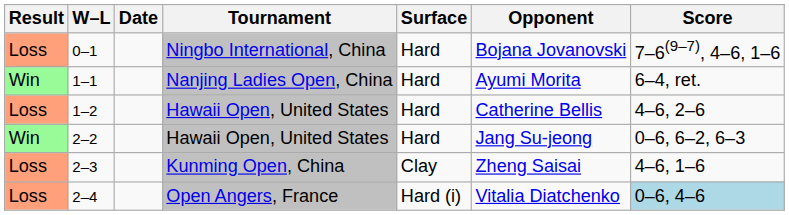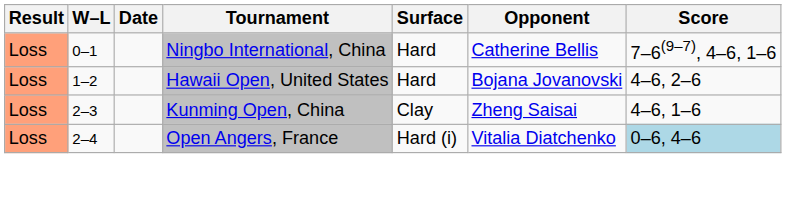(551, 49) Bojana Jovanovski -> (535, 49) Catherine Bellis
- row: (85, 82)
(539, 109) Catherine Bellis -> (547, 81) Bojana Jovanovski
- row: (85, 139)
